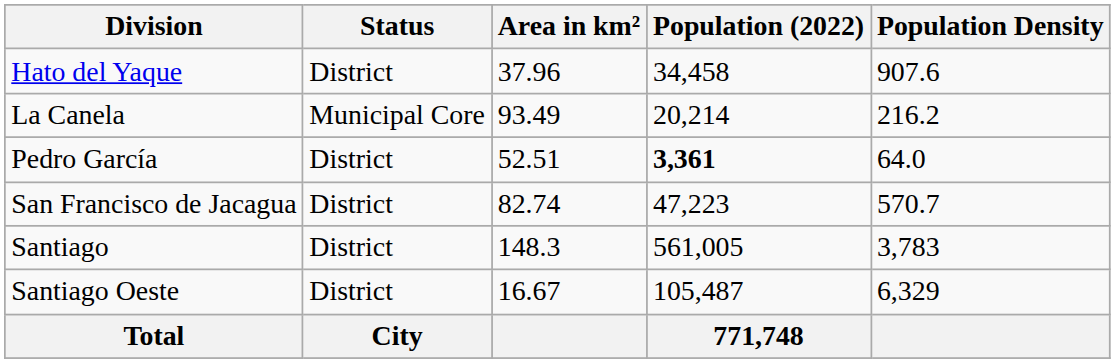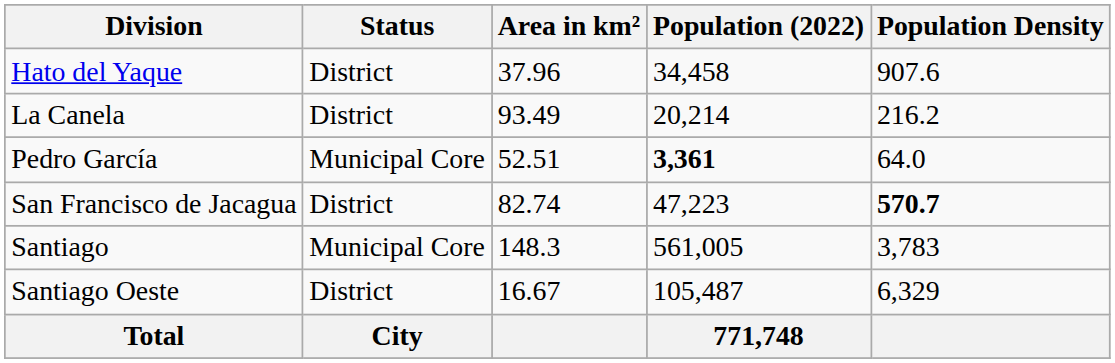(397, 114) Municipal Core -> (351, 114) District
(351, 159) District -> (397, 159) Municipal Core
(908, 203) normal -> (908, 203) bold
(351, 247) District -> (397, 247) Municipal Core
